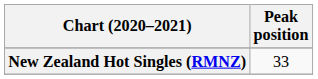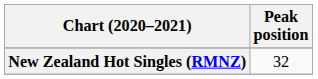(281, 61) 33 -> (281, 61) 32
